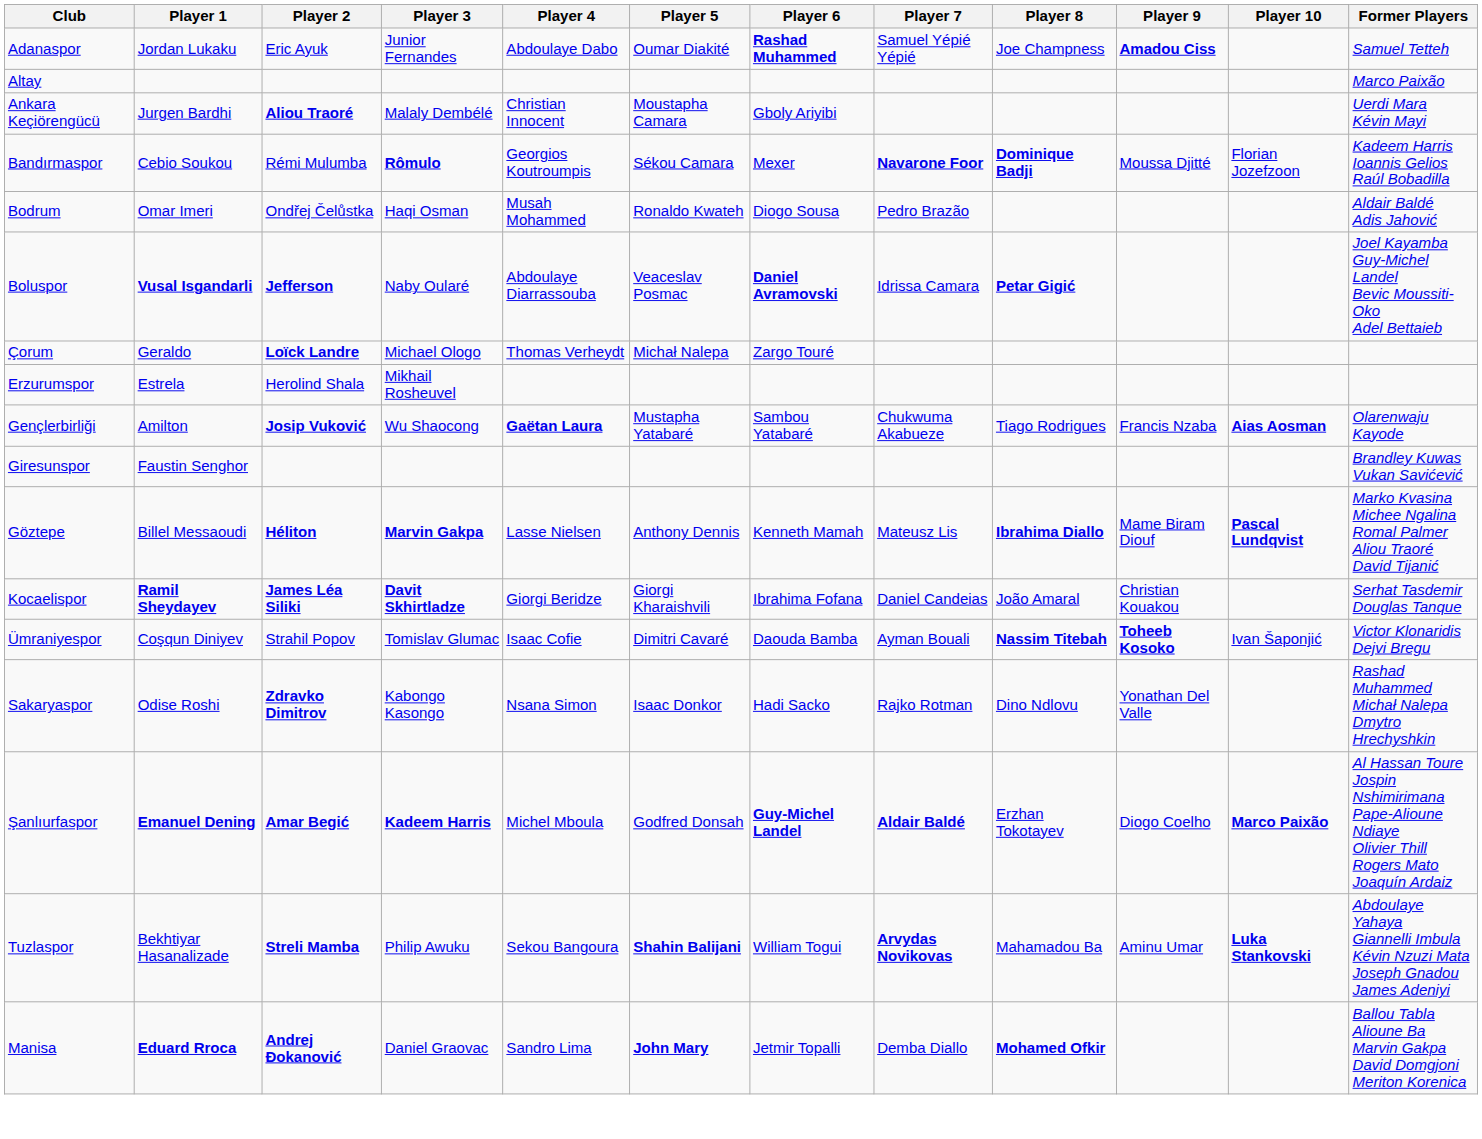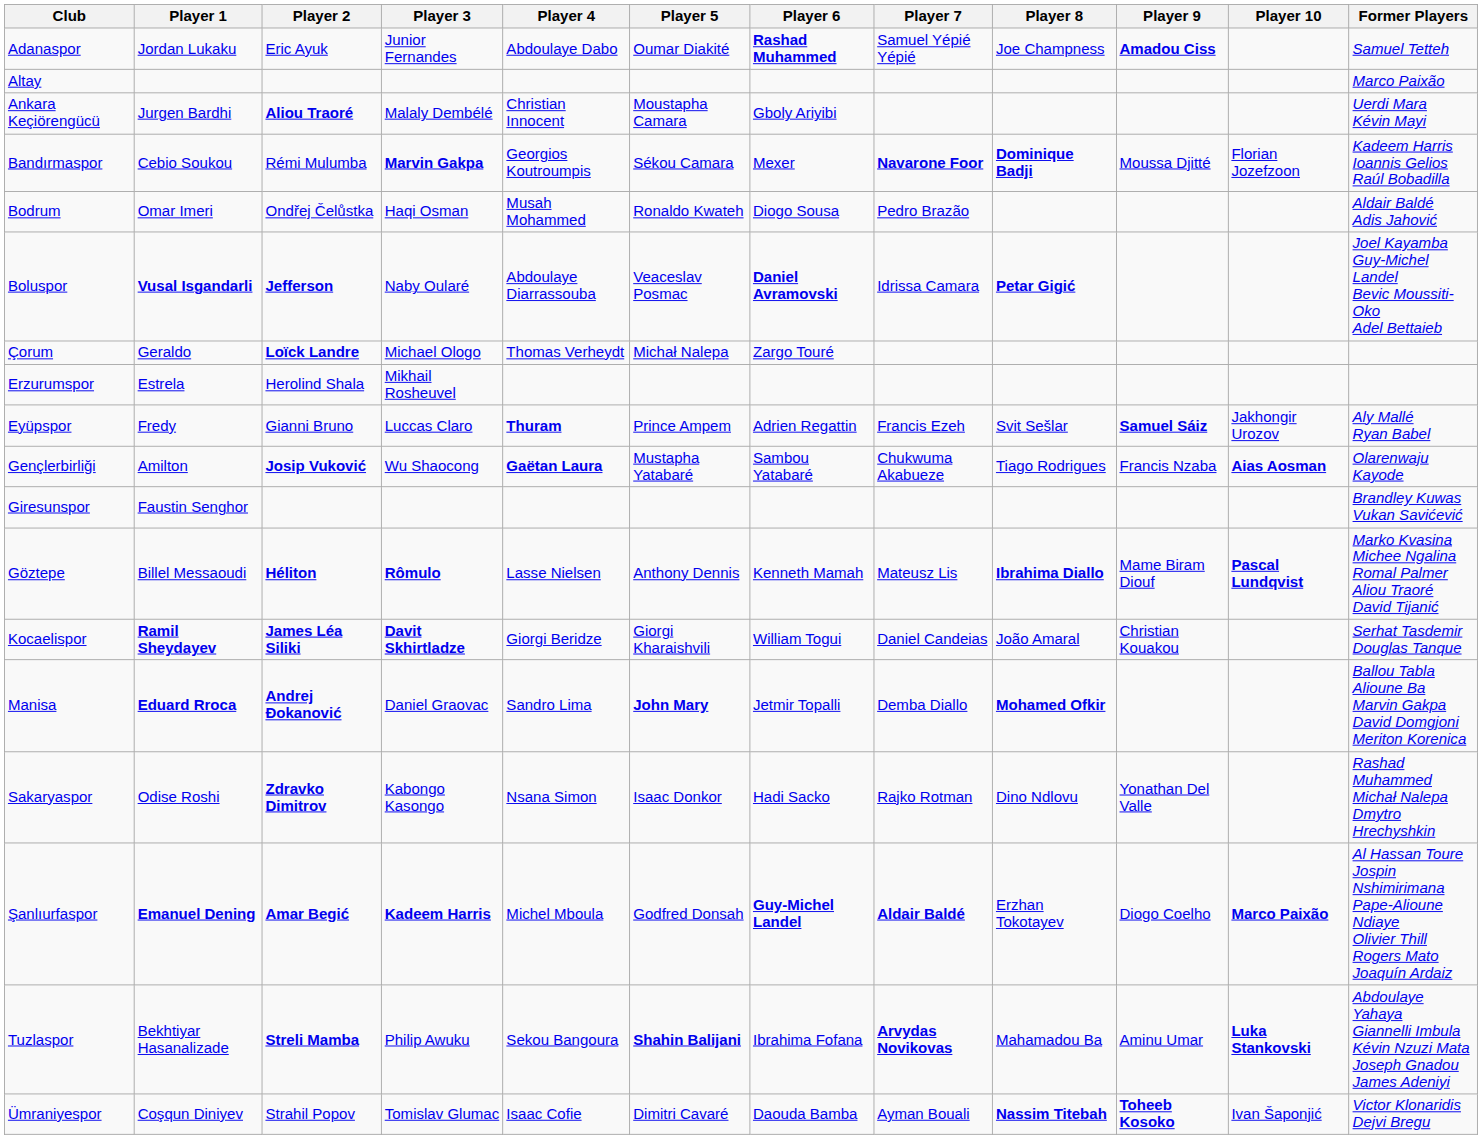(413, 162) Rômulo -> (434, 162) Marvin Gakpa
+ row: (40, 425)
(434, 532) Marvin Gakpa -> (413, 573) Rômulo
(808, 598) Ibrahima Fofana -> (797, 639) William Togui
rows swapped: (32, 1047) <-> (55, 639)
(797, 947) William Togui -> (808, 1039) Ibrahima Fofana
